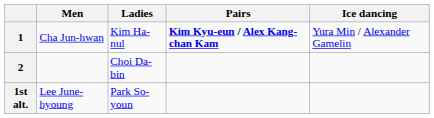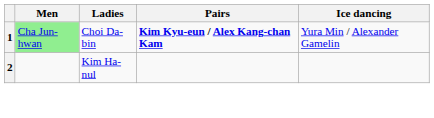(72, 37) no background -> (38, 37) lightgreen background
(130, 37) Kim Ha-nul -> (102, 37) Choi Da-bin
(131, 67) Choi Da-bin -> (101, 67) Kim Ha-nul
- row: (21, 98)
